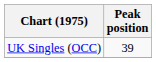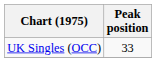(128, 47) 39 -> (128, 47) 33
